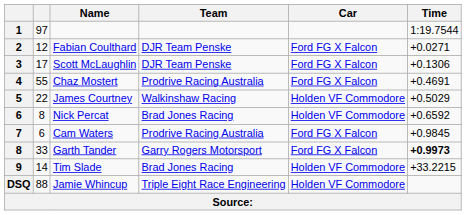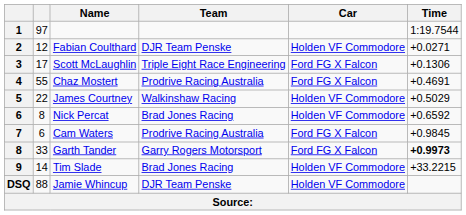(334, 47) Ford FG X Falcon -> (348, 47) Holden VF Commodore
(186, 64) DJR Team Penske -> (214, 64) Triple Eight Race Engineering
(214, 184) Triple Eight Race Engineering -> (186, 184) DJR Team Penske
